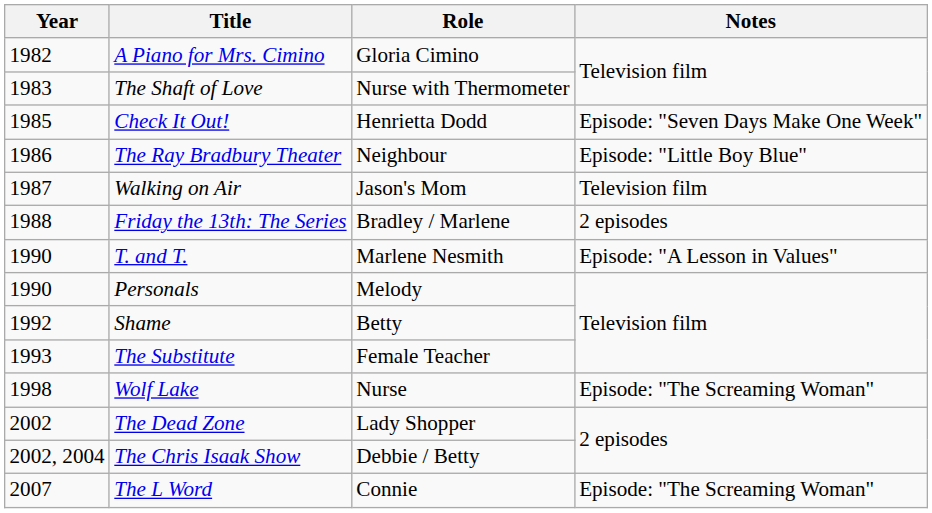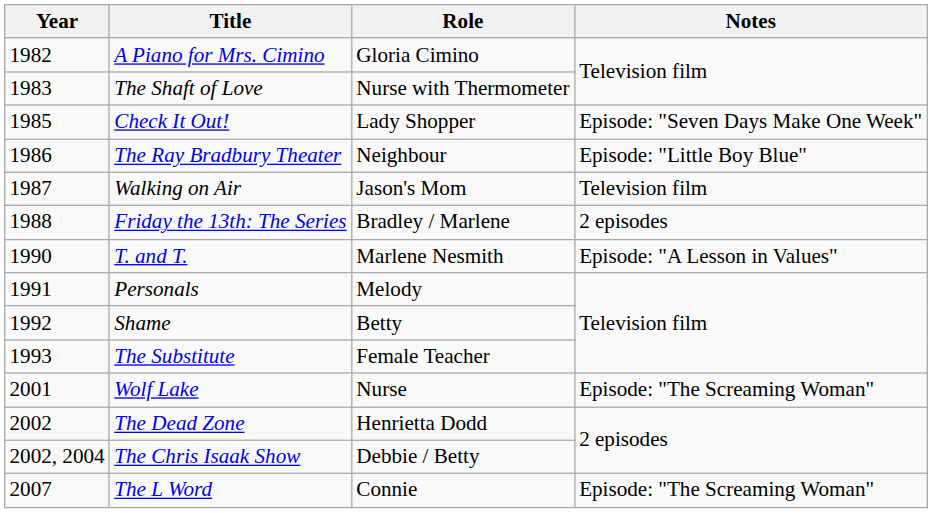(422, 121) Henrietta Dodd -> (416, 121) Lady Shopper
(31, 289) 1990 -> (31, 289) 1991
(31, 389) 1998 -> (31, 389) 2001
(416, 423) Lady Shopper -> (422, 423) Henrietta Dodd
